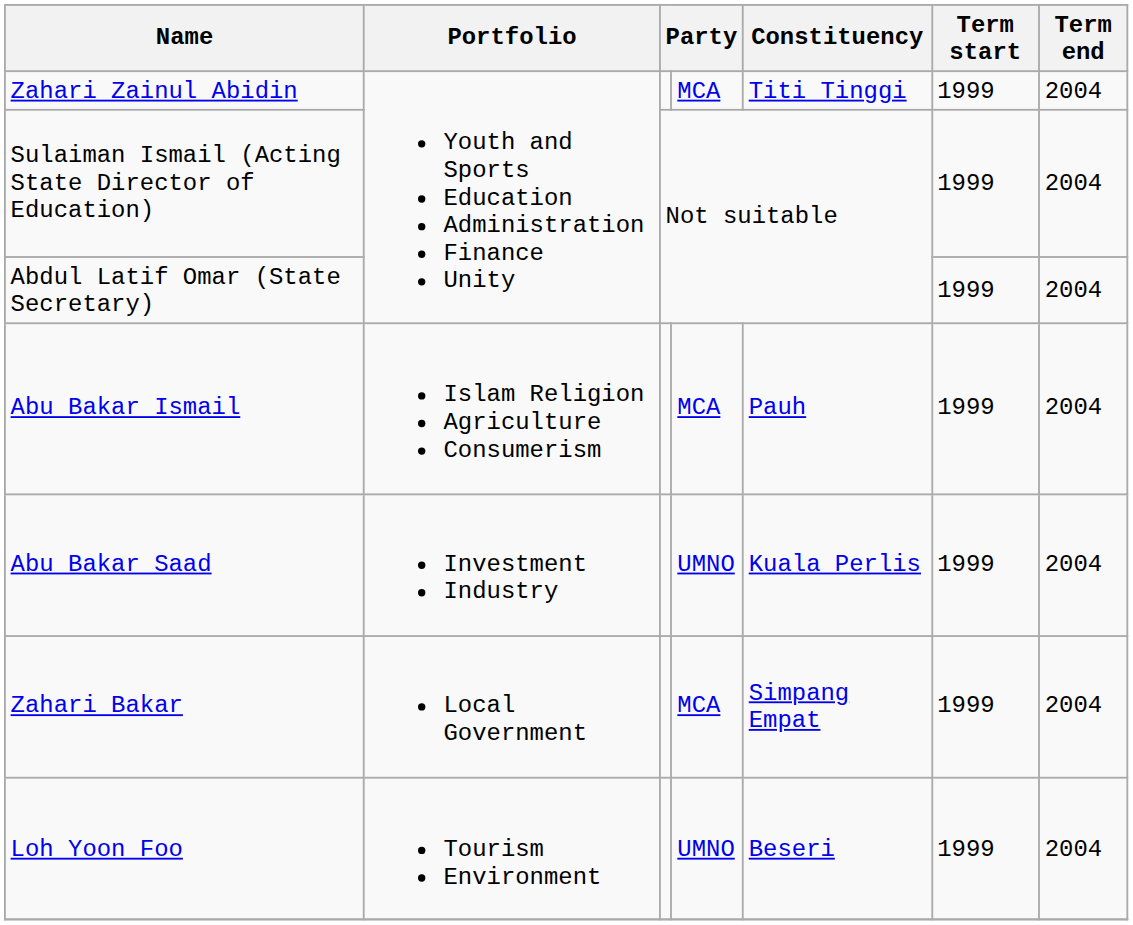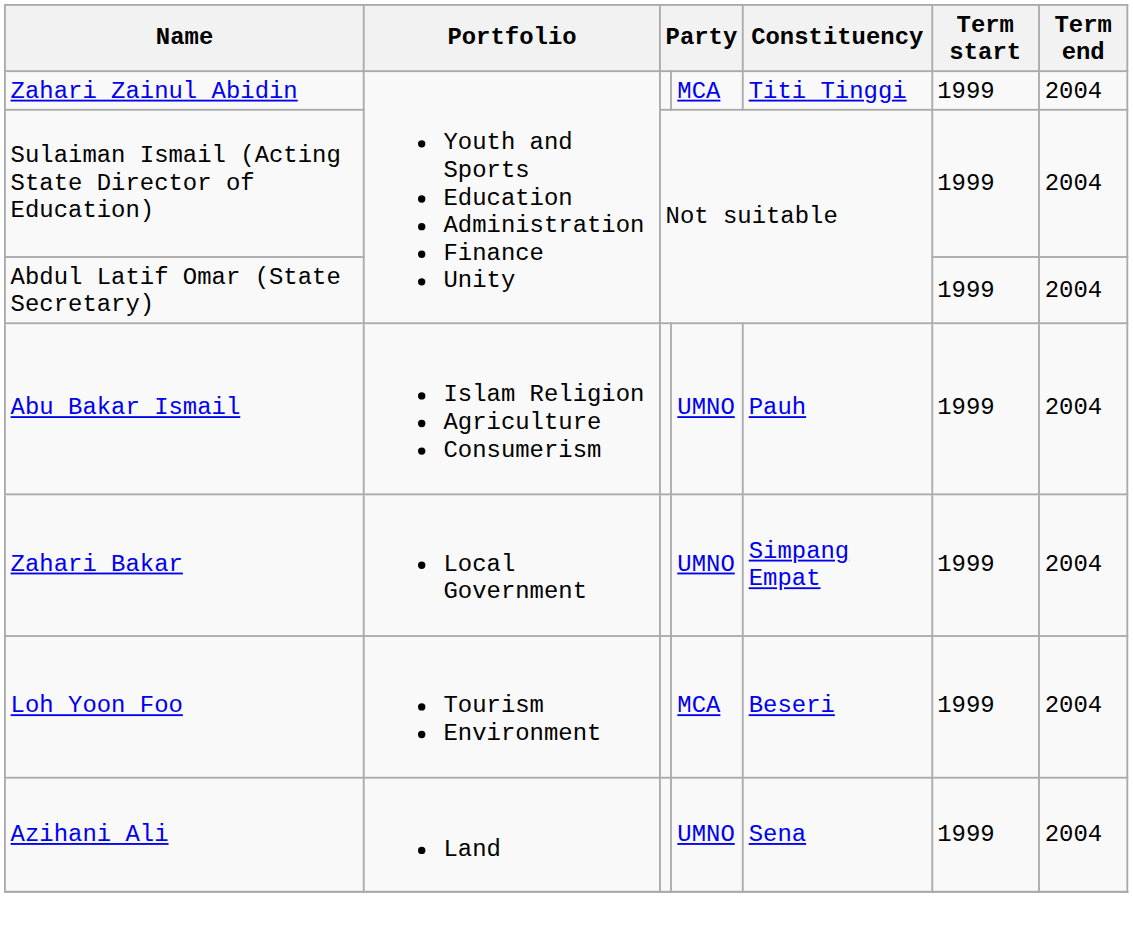(699, 409) MCA -> (706, 409) UMNO
- row: (111, 565)
(699, 707) MCA -> (706, 565) UMNO
(706, 849) UMNO -> (699, 707) MCA
+ row: (90, 835)
